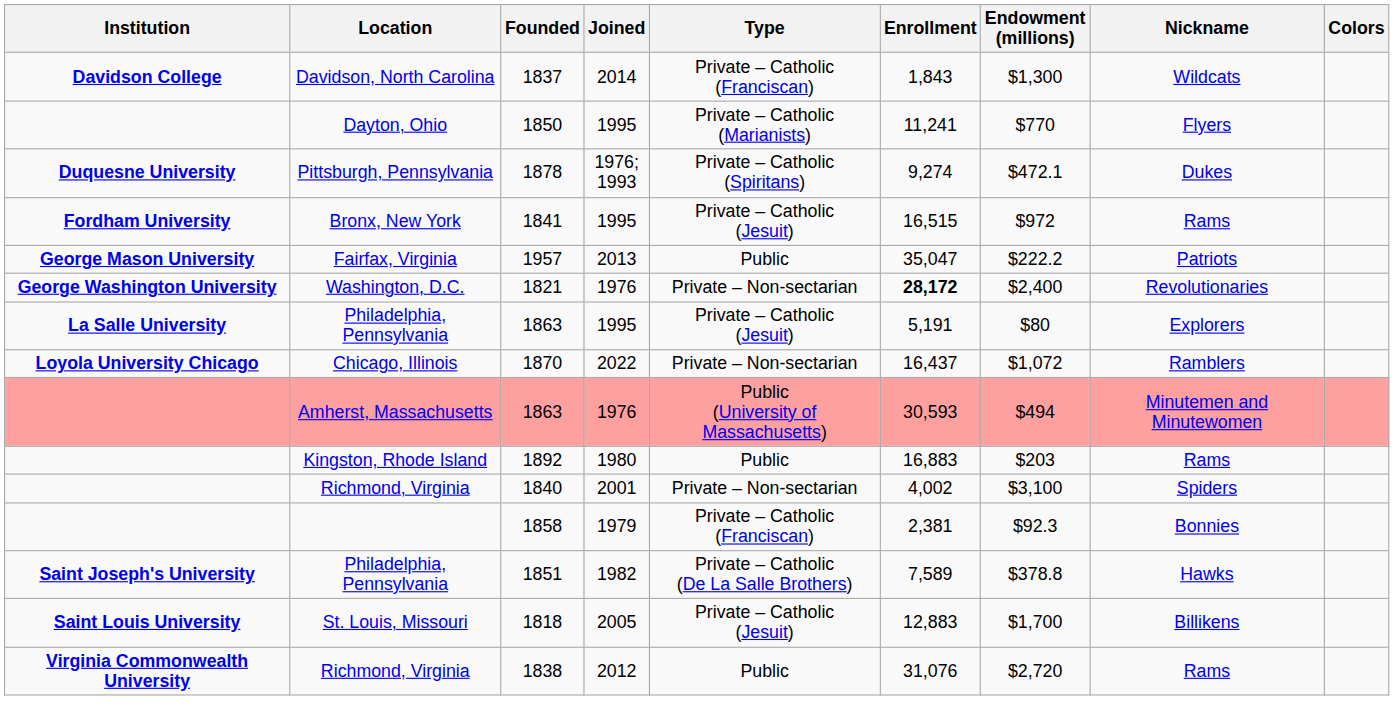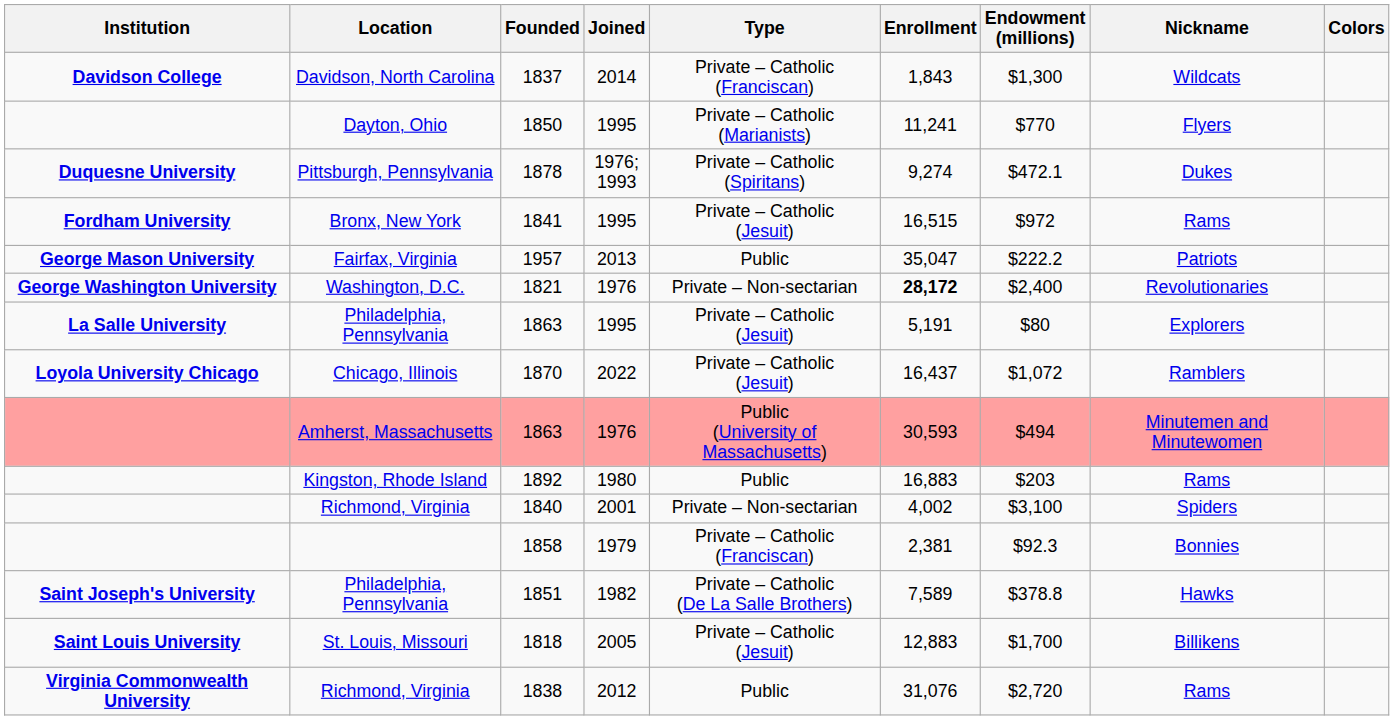(765, 363) Private – Non-sectarian -> (765, 373) Private – Catholic (Jesuit)
